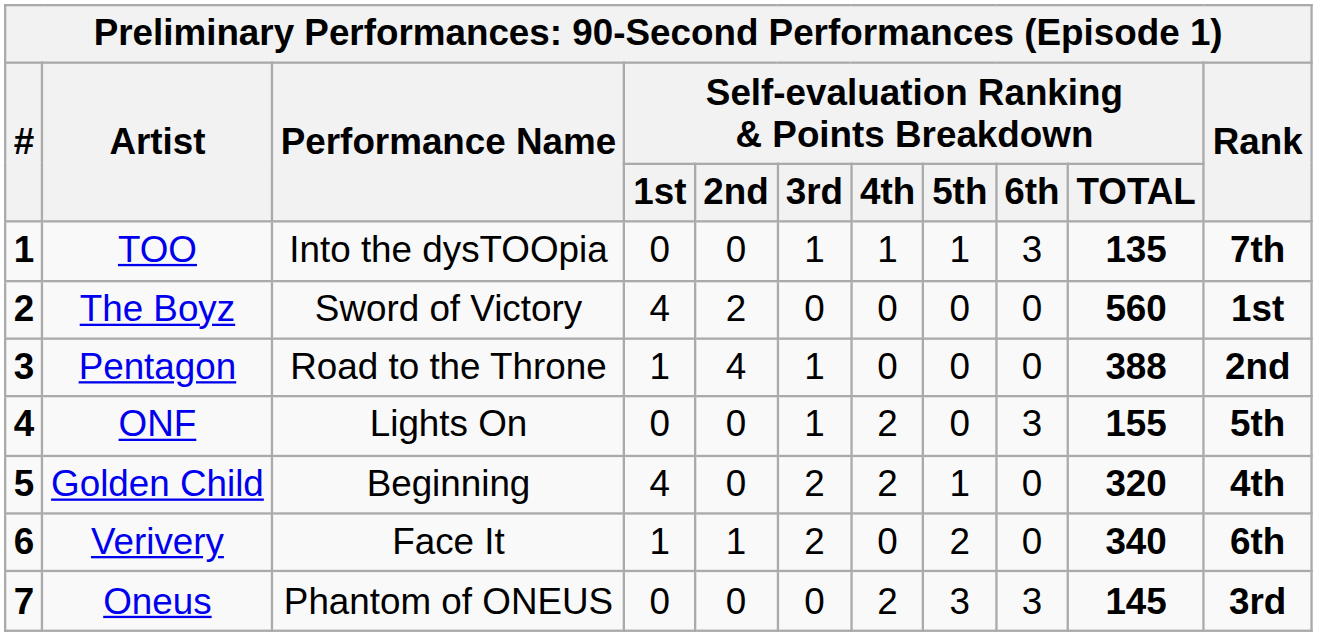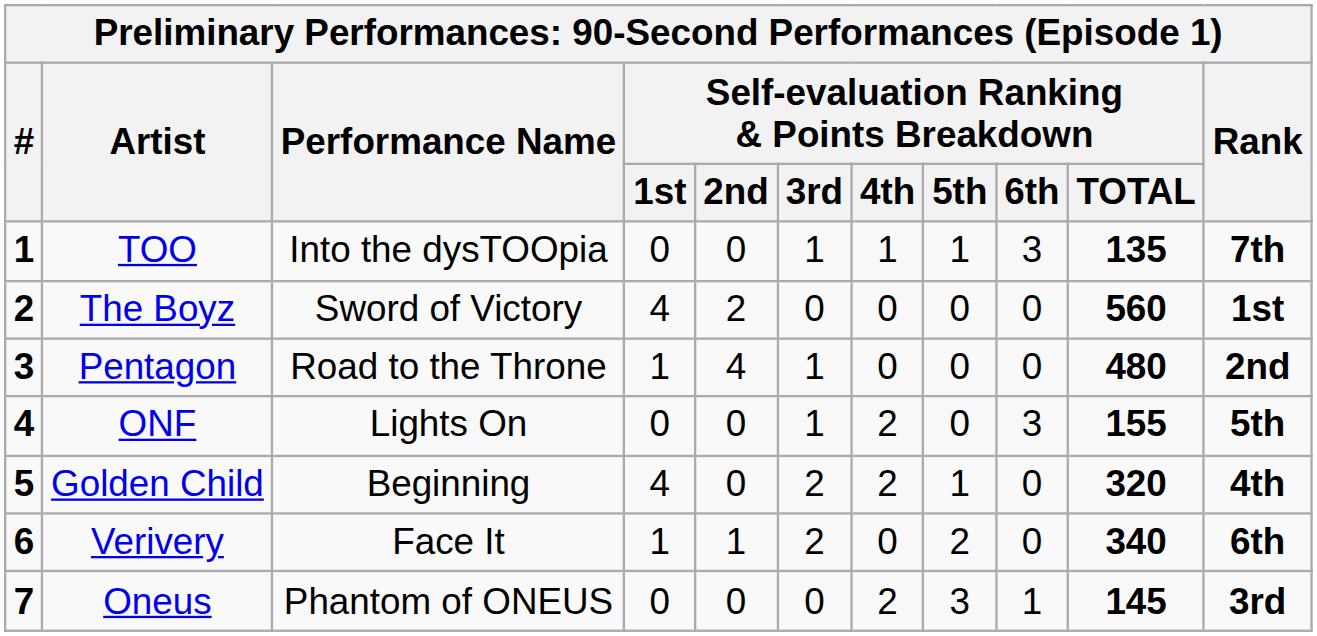(1136, 366) 388 -> (1136, 366) 480
(1032, 600) 3 -> (1032, 600) 1
